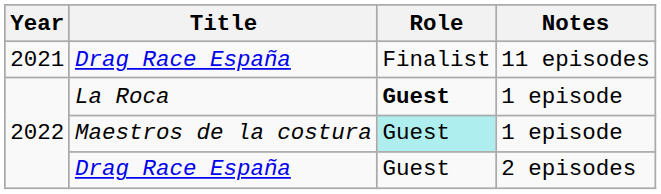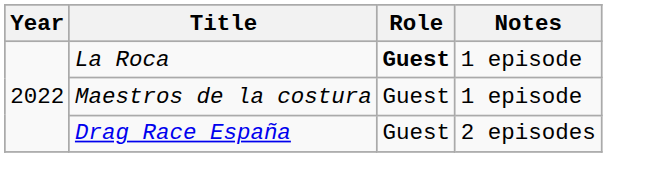- row: (183, 60)
(416, 133) paleturquoise background -> (416, 97) no background
